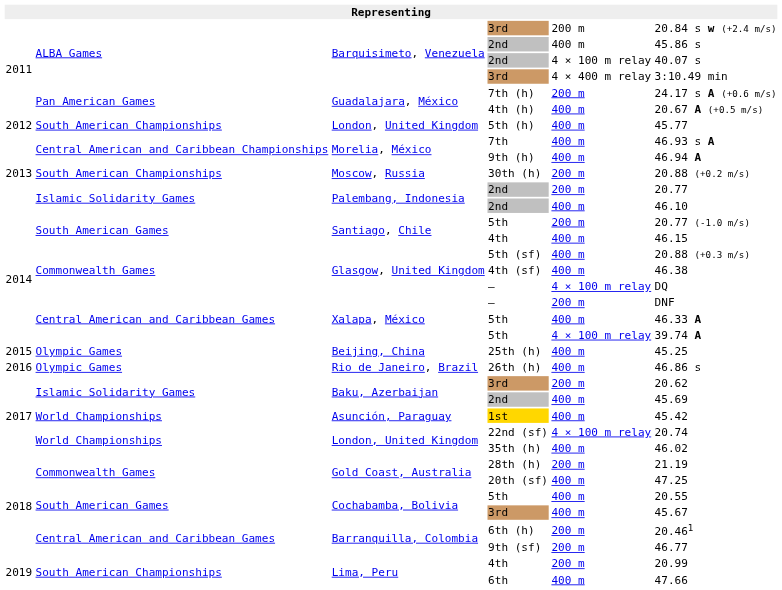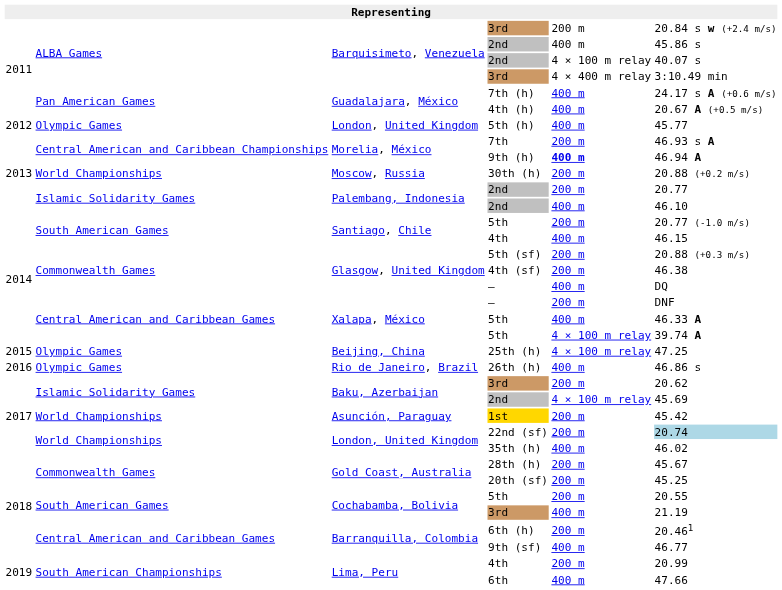(568, 93) 200 m -> (568, 93) 400 m
(129, 125) South American Championships -> (79, 125) Olympic Games
(568, 141) 400 m -> (568, 141) 200 m
(568, 157) normal -> (568, 157) bold
(129, 173) South American Championships -> (99, 173) World Championships
(568, 254) 400 m -> (568, 254) 200 m
(568, 270) 400 m -> (568, 270) 200 m
(601, 286) 4 × 100 m relay -> (568, 286) 400 m
(568, 351) 400 m -> (601, 351) 4 × 100 m relay
(671, 351) 45.25 -> (671, 351) 47.25
(568, 400) 400 m -> (601, 400) 4 × 100 m relay
(568, 416) 400 m -> (568, 416) 200 m
(601, 432) 4 × 100 m relay -> (568, 432) 200 m
(671, 432) no background -> (671, 432) lightblue background
(671, 464) 21.19 -> (671, 464) 45.67
(568, 480) 400 m -> (568, 480) 200 m
(671, 480) 47.25 -> (671, 480) 45.25
(568, 496) 400 m -> (568, 496) 200 m
(671, 513) 45.67 -> (671, 513) 21.19
(568, 548) 200 m -> (568, 548) 400 m
